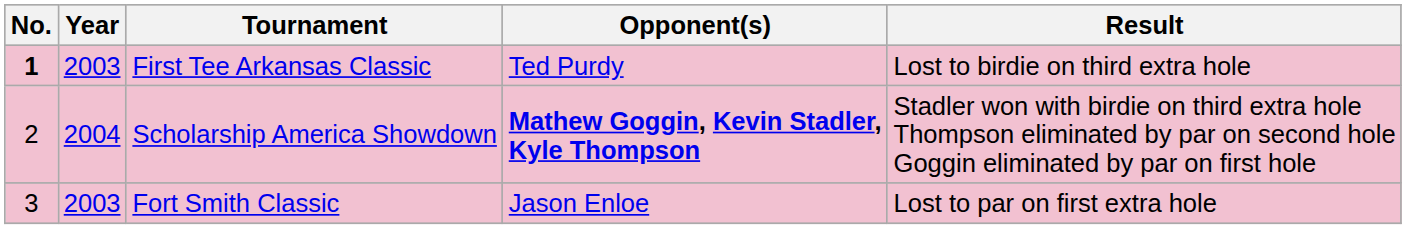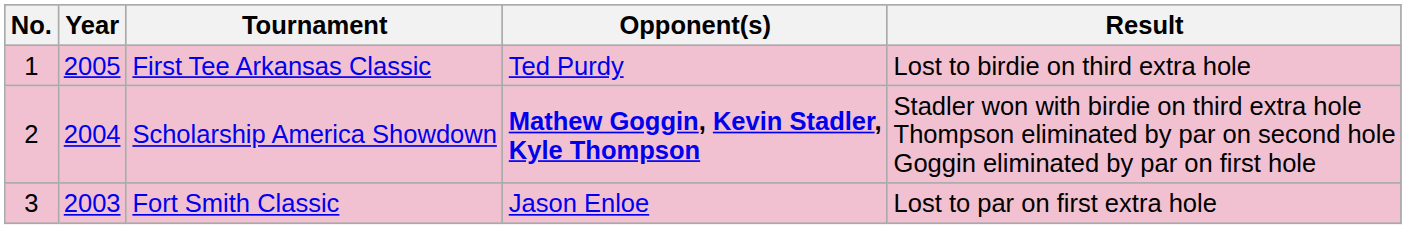(31, 66) bold -> (31, 66) normal
(92, 66) 2003 -> (92, 66) 2005
